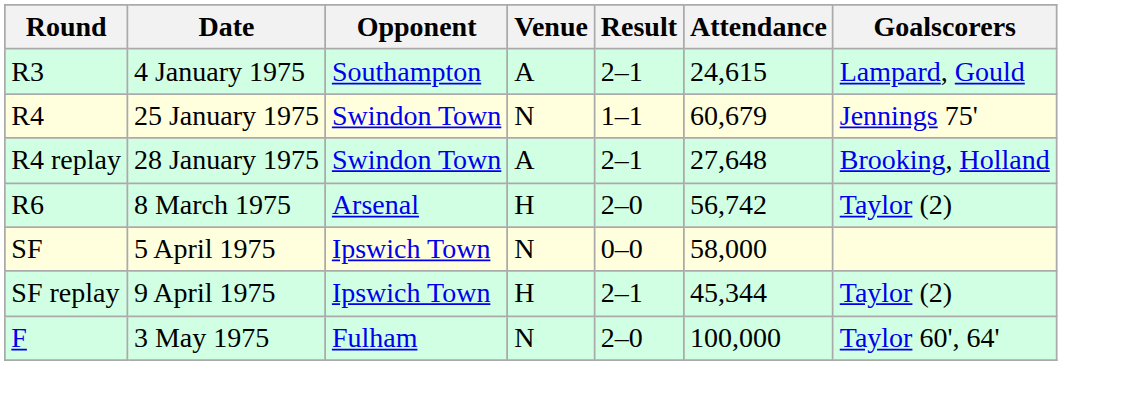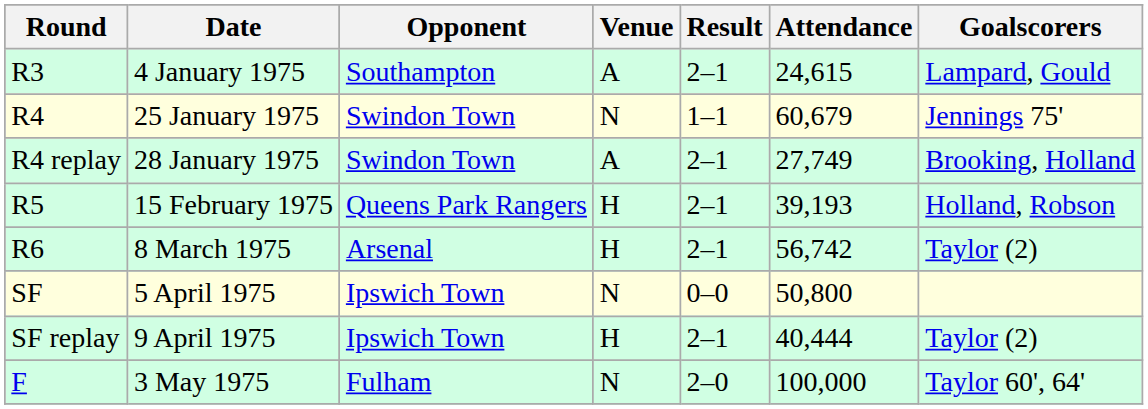(728, 159) 27,648 -> (814, 159) 27,749
+ row: (233, 204)
(622, 204) 2–0 -> (707, 248) 2–1
(728, 248) 58,000 -> (814, 293) 50,800
(728, 293) 45,344 -> (814, 337) 40,444
